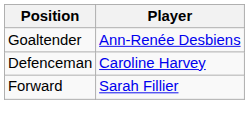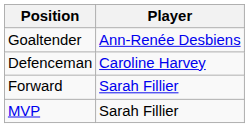+ row: (24, 110)
